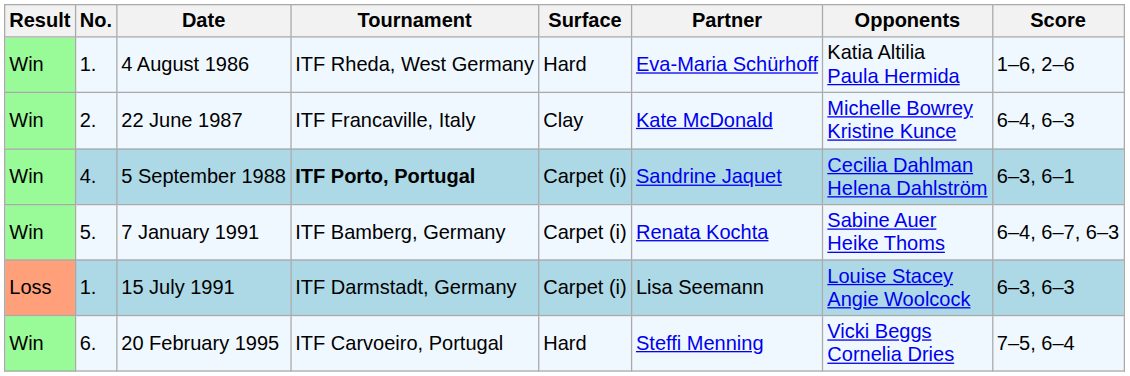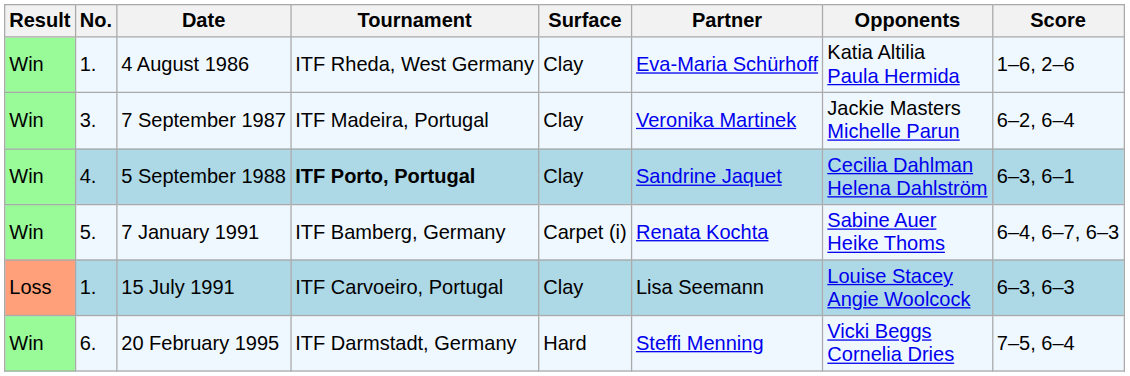(565, 64) Hard -> (563, 64) Clay
- row: (182, 120)
+ row: (204, 120)
(585, 175) Carpet (i) -> (563, 175) Clay
(406, 287) ITF Darmstadt, Germany -> (399, 287) ITF Carvoeiro, Portugal
(585, 287) Carpet (i) -> (563, 287) Clay
(399, 342) ITF Carvoeiro, Portugal -> (406, 342) ITF Darmstadt, Germany
